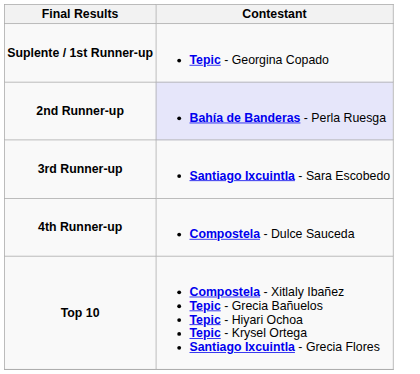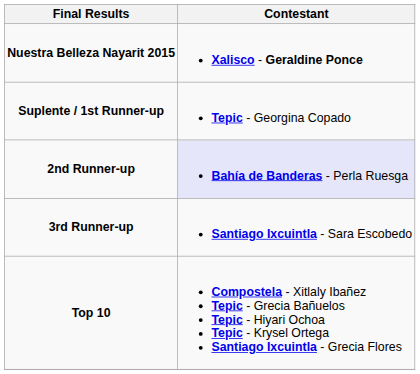+ row: (91, 53)
- row: (80, 227)
